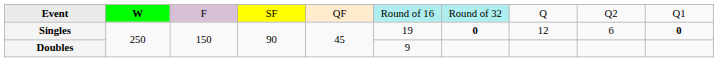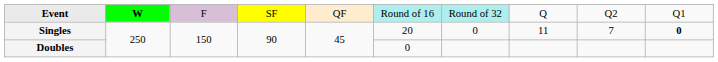(407, 31) 19 -> (407, 31) 20
(475, 31) bold -> (475, 31) normal
(543, 31) 12 -> (543, 31) 11
(611, 31) 6 -> (611, 31) 7
(407, 48) 9 -> (407, 48) 0
